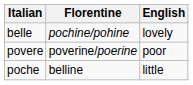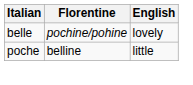- row: (25, 51)
